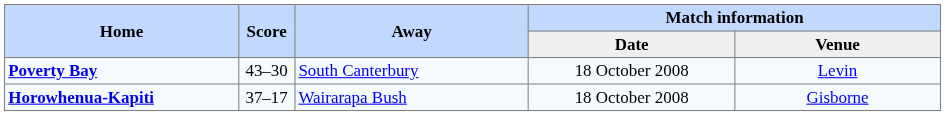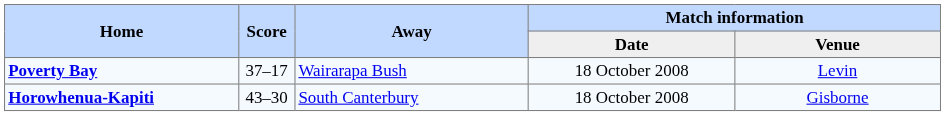(267, 70) 43–30 -> (267, 70) 37–17
(358, 70) South Canterbury -> (353, 70) Wairarapa Bush
(267, 97) 37–17 -> (267, 97) 43–30
(353, 97) Wairarapa Bush -> (358, 97) South Canterbury
